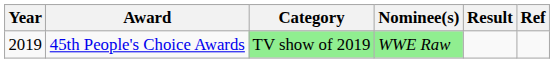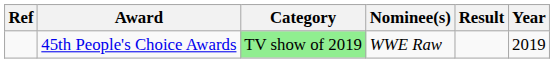columns swapped: (25, 17) <-> (533, 17)
(414, 44) lightgreen background -> (406, 44) no background
